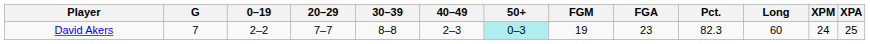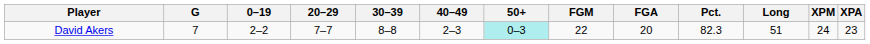(581, 30) 19 -> (581, 30) 22
(646, 30) 23 -> (646, 30) 20
(776, 30) 60 -> (776, 30) 51
(851, 30) 25 -> (851, 30) 23
